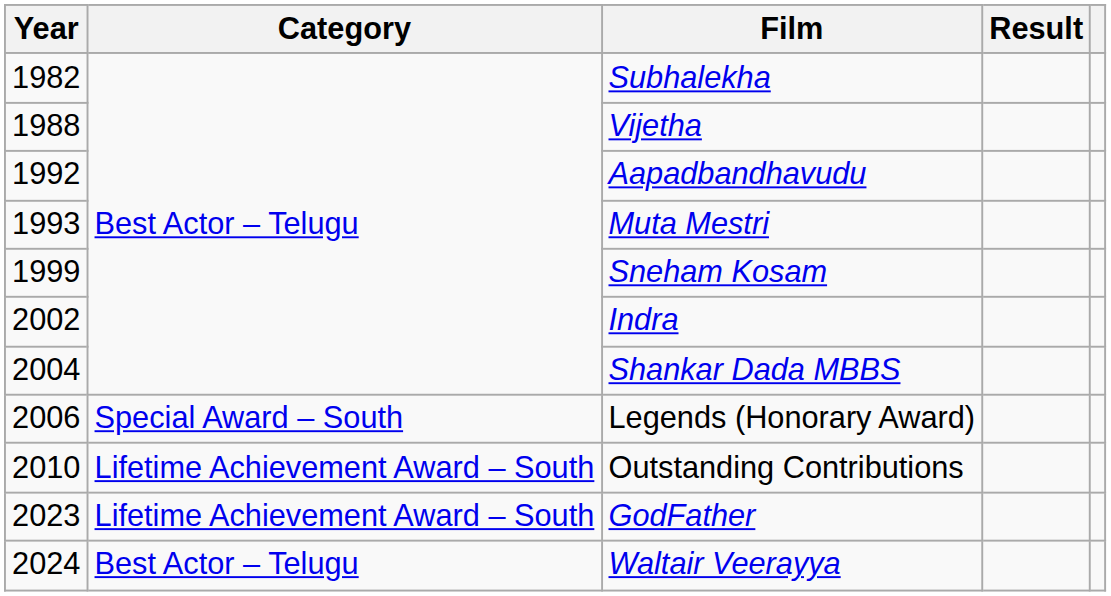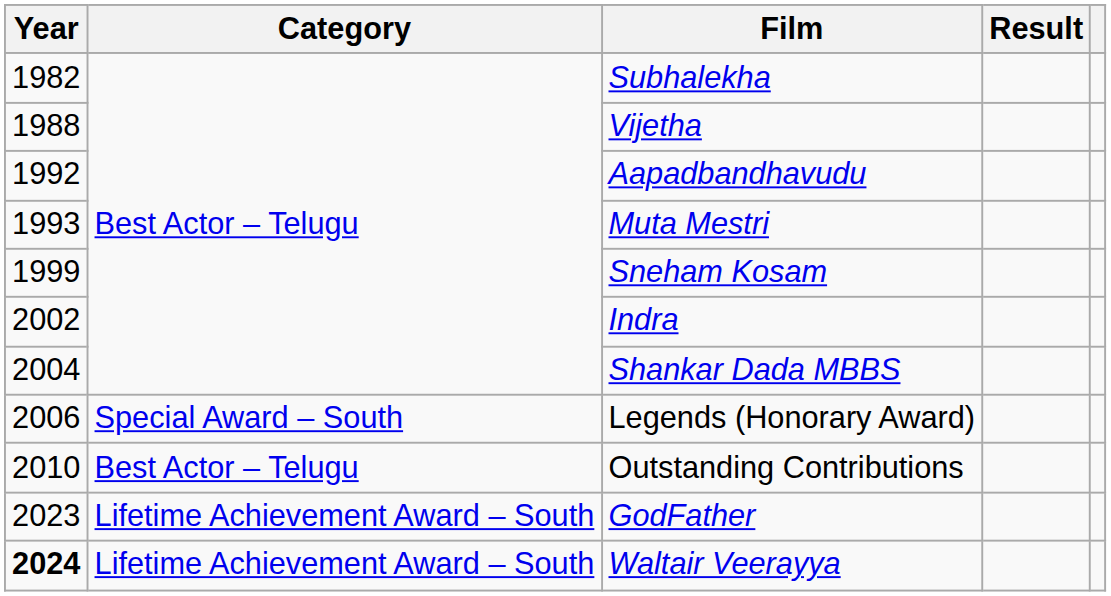(344, 467) Lifetime Achievement Award – South -> (227, 467) Best Actor – Telugu
(46, 564) normal -> (46, 564) bold
(227, 564) Best Actor – Telugu -> (344, 564) Lifetime Achievement Award – South
